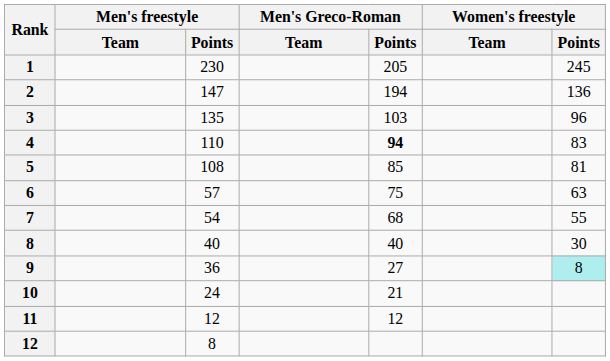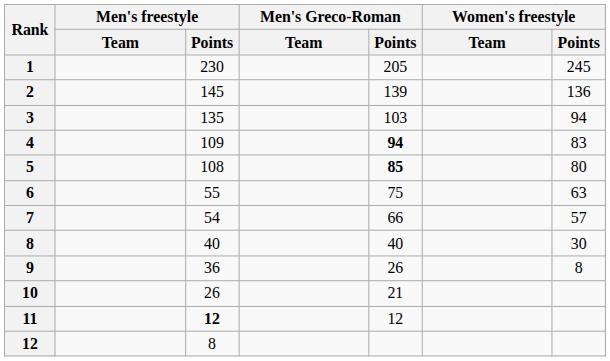(212, 92) 147 -> (212, 92) 145
(395, 92) 194 -> (395, 92) 139
(579, 117) 96 -> (579, 117) 94
(212, 142) 110 -> (212, 142) 109
(395, 167) normal -> (395, 167) bold
(579, 167) 81 -> (579, 167) 80
(212, 192) 57 -> (212, 192) 55
(395, 218) 68 -> (395, 218) 66
(579, 218) 55 -> (579, 218) 57
(395, 268) 27 -> (395, 268) 26
(579, 268) paleturquoise background -> (579, 268) no background
(212, 293) 24 -> (212, 293) 26
(212, 318) normal -> (212, 318) bold
